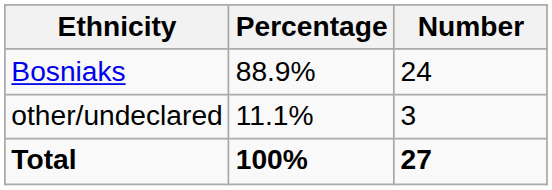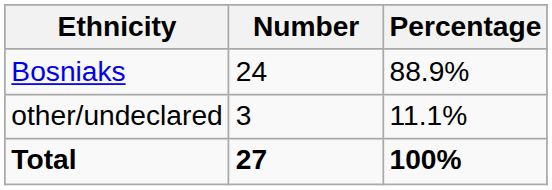columns swapped: (471, 26) <-> (312, 26)
